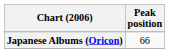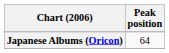(145, 40) 66 -> (145, 40) 64
